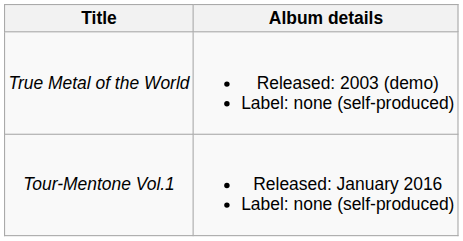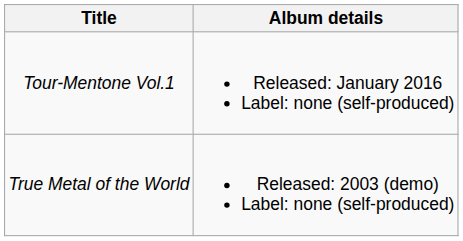rows swapped: (99, 83) <-> (99, 184)
